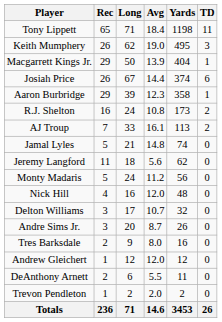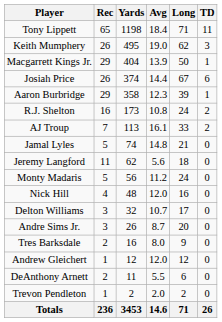columns swapped: (182, 12) <-> (130, 12)
